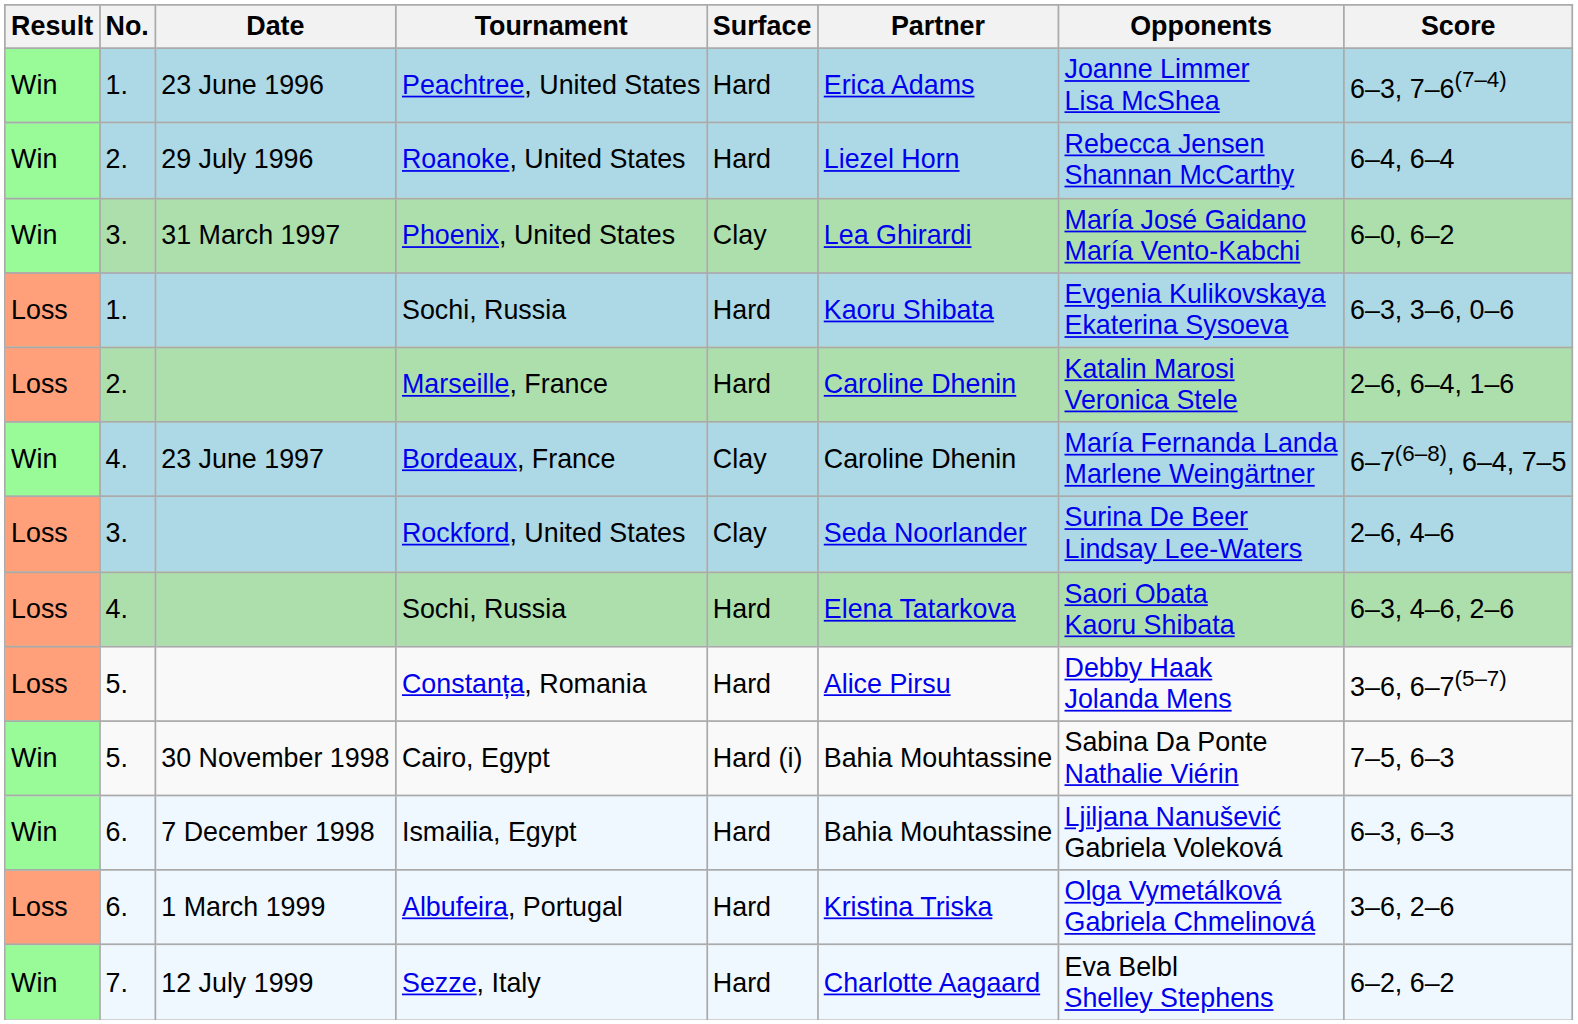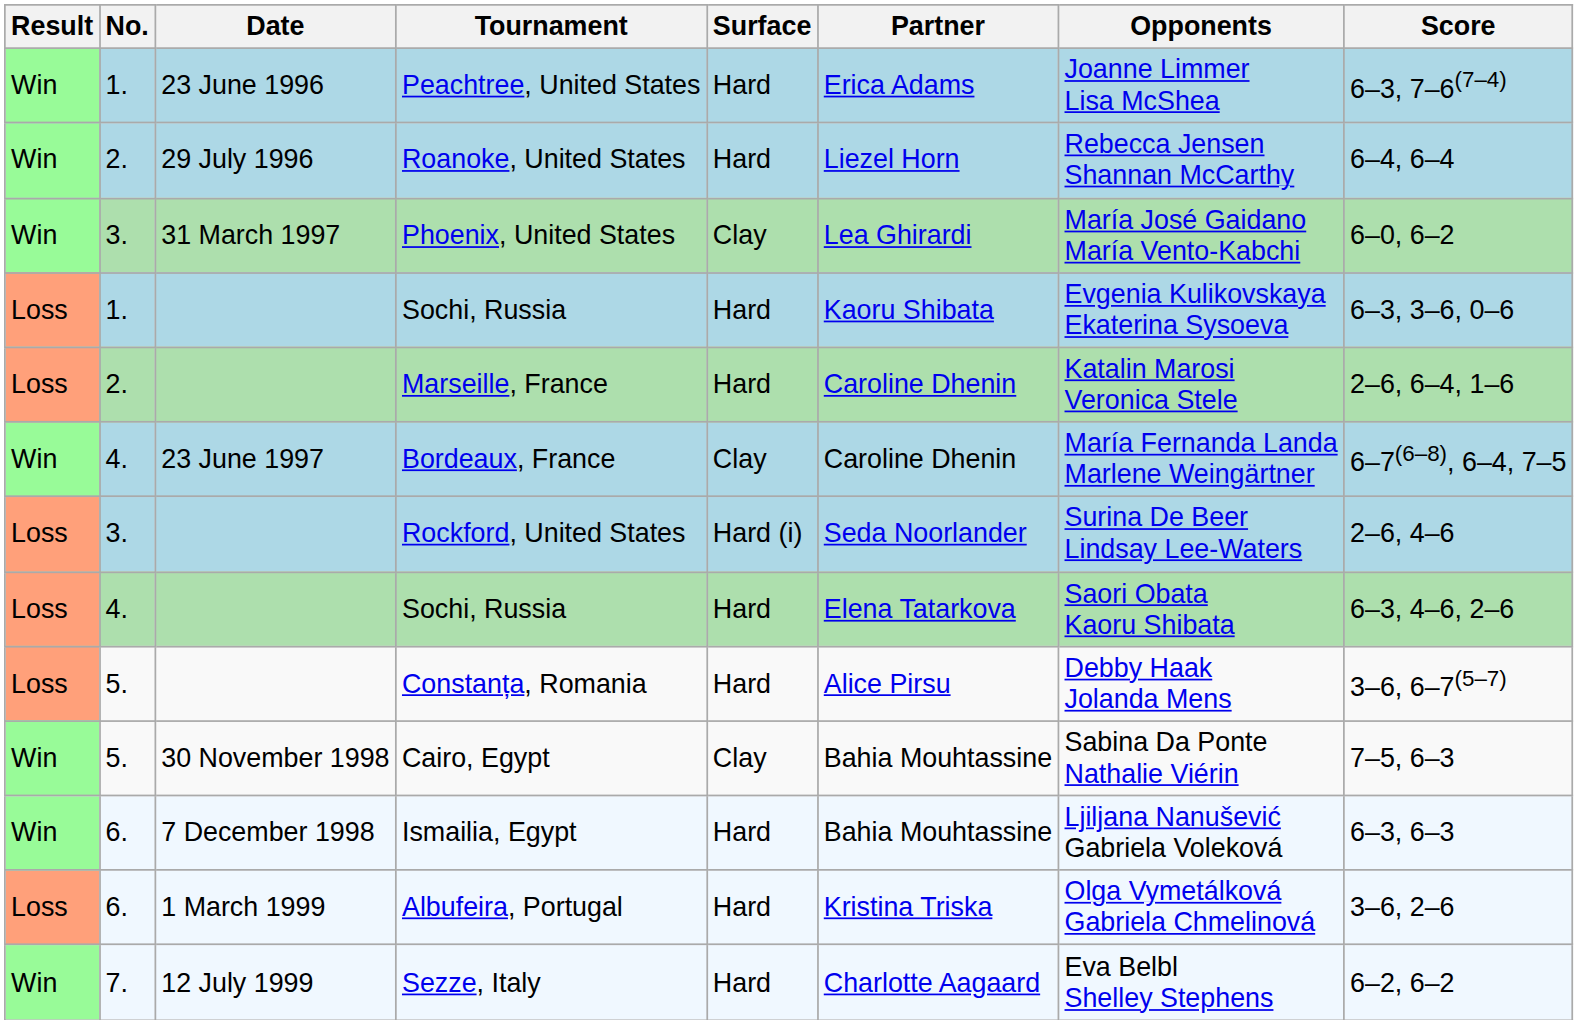(740, 533) Clay -> (758, 533) Hard (i)
(758, 757) Hard (i) -> (740, 757) Clay
